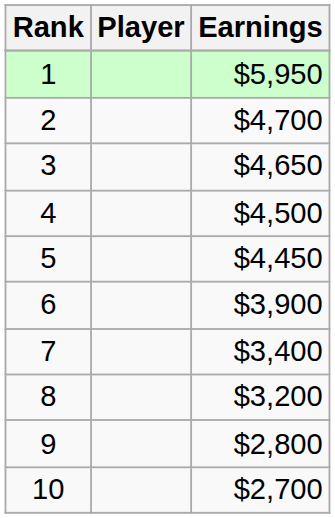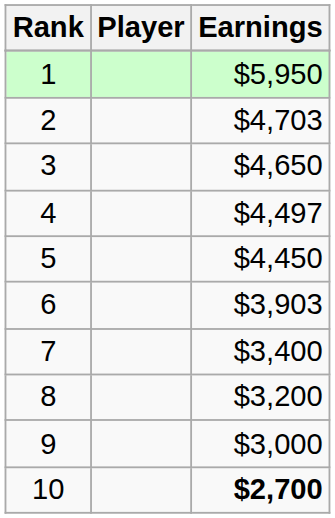(278, 120) $4,700 -> (278, 120) $4,703
(278, 212) $4,500 -> (278, 212) $4,497
(278, 304) $3,900 -> (278, 304) $3,903
(278, 443) $2,800 -> (278, 443) $3,000
(278, 489) normal -> (278, 489) bold
